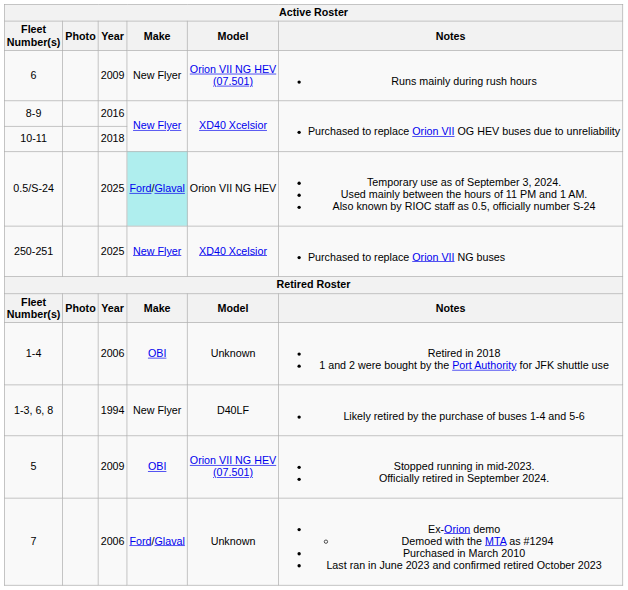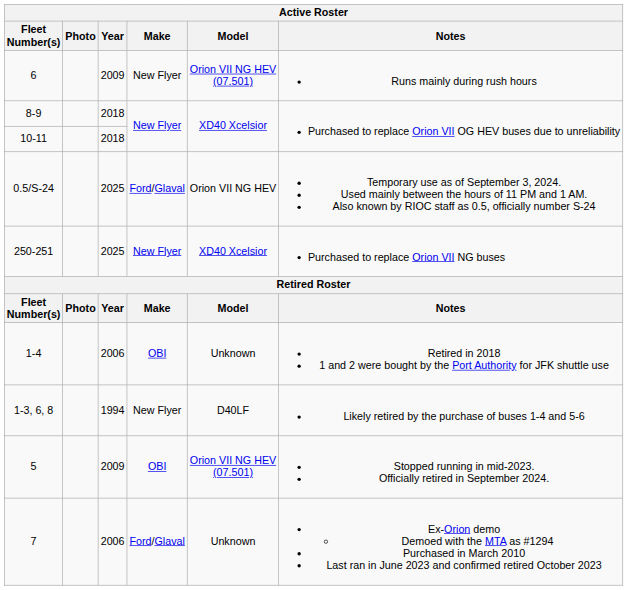(113, 113) 2016 -> (113, 113) 2018
(157, 188) paleturquoise background -> (157, 188) no background
